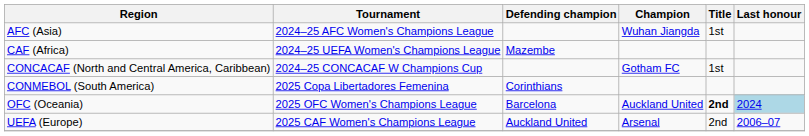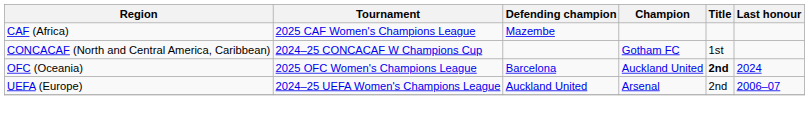- row: (34, 32)
(388, 50) 2024–25 UEFA Women's Champions League -> (376, 32) 2025 CAF Women's Champions League
- row: (81, 86)
(749, 104) lightblue background -> (749, 68) no background
(376, 122) 2025 CAF Women's Champions League -> (388, 86) 2024–25 UEFA Women's Champions League
